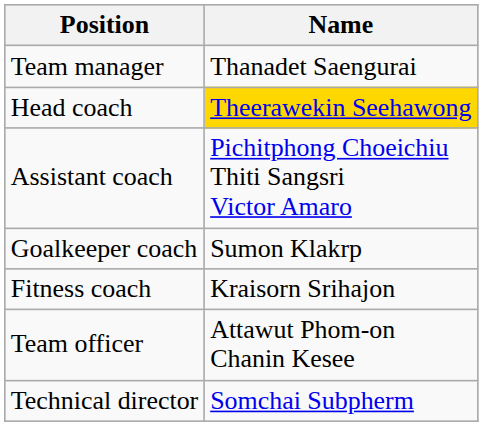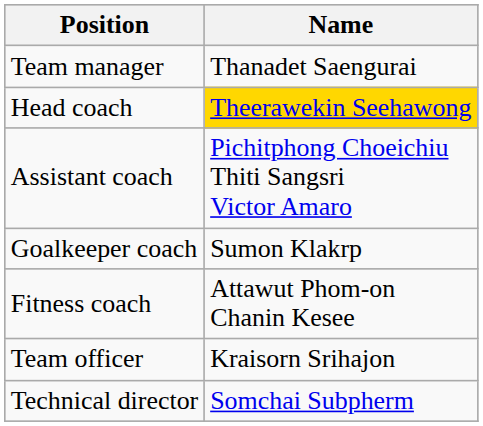(303, 288) Kraisorn Srihajon -> (303, 303) Attawut Phom-on Chanin Kesee
(303, 344) Attawut Phom-on Chanin Kesee -> (303, 359) Kraisorn Srihajon
